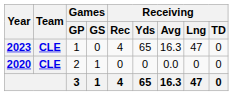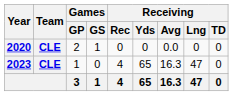rows swapped: (19, 64) <-> (19, 47)
